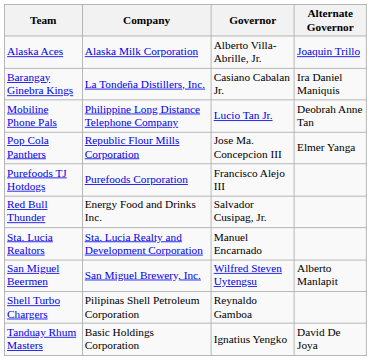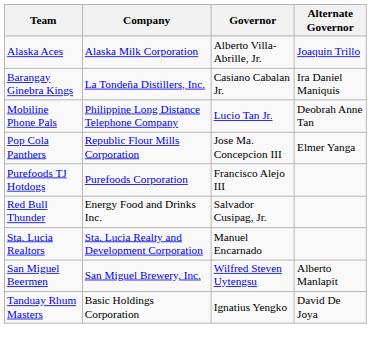- row: (34, 307)
